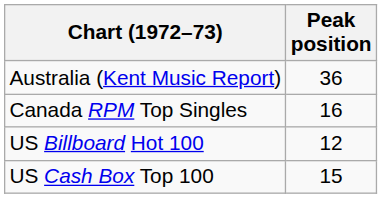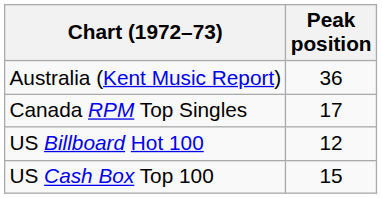(331, 110) 16 -> (331, 110) 17
